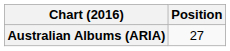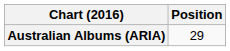(197, 35) 27 -> (197, 35) 29
